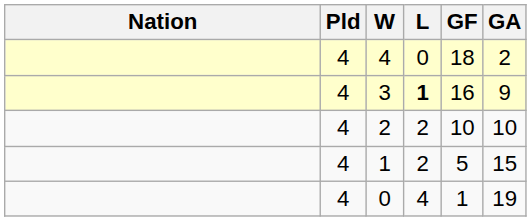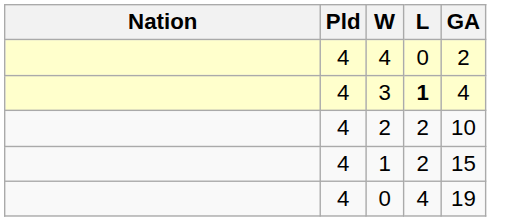- column: (462, 22)
(505, 92) 9 -> (464, 92) 4
